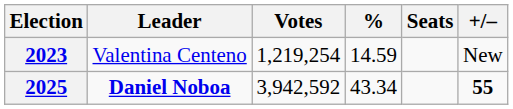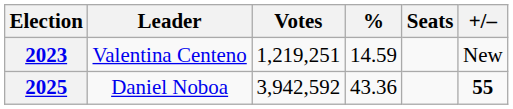(298, 54) 1,219,254 -> (298, 54) 1,219,251
(170, 87) bold -> (170, 87) normal
(374, 87) 43.34 -> (374, 87) 43.36
